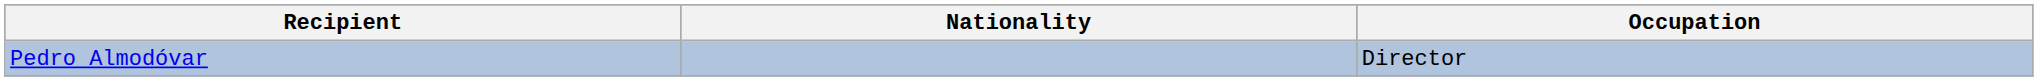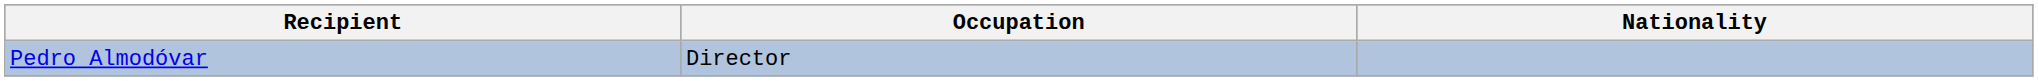columns swapped: (1695, 23) <-> (1019, 23)
